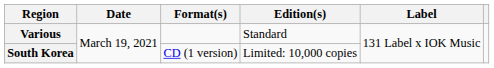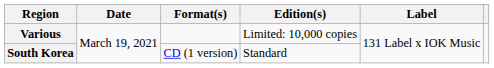(265, 33) Standard -> (300, 33) Limited: 10,000 copies
(300, 53) Limited: 10,000 copies -> (265, 53) Standard
